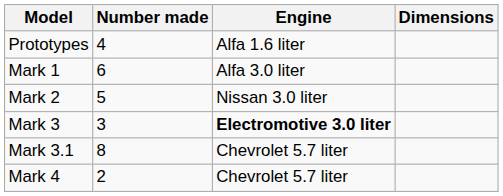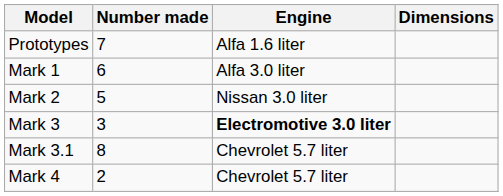(101, 44) 4 -> (101, 44) 7
